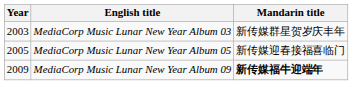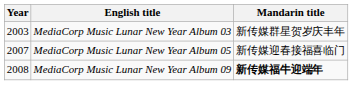(18, 50) 2005 -> (18, 50) 2007
(18, 69) 2009 -> (18, 69) 2008
